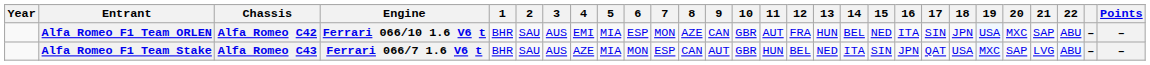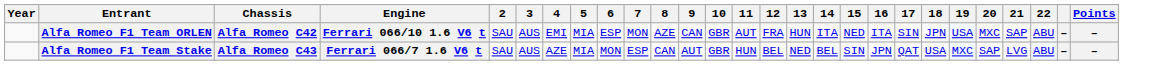- column: (502, 14)
(854, 33) BEL -> (827, 33) ITA
(854, 51) ITA -> (827, 51) BEL
